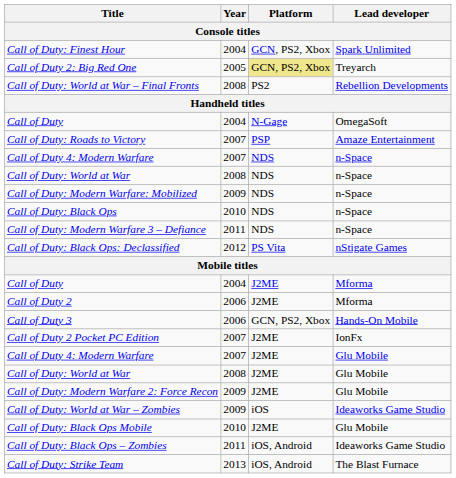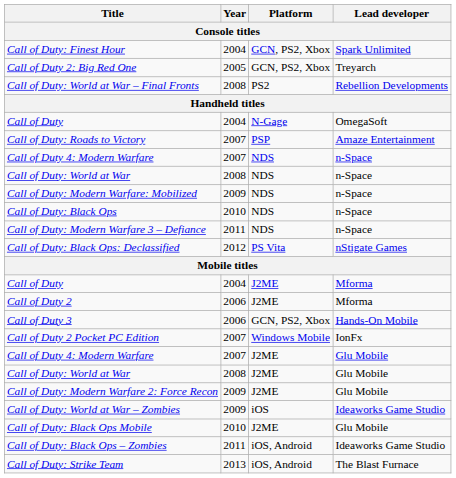(291, 67) khaki background -> (291, 67) no background
(265, 337) J2ME -> (291, 337) Windows Mobile
